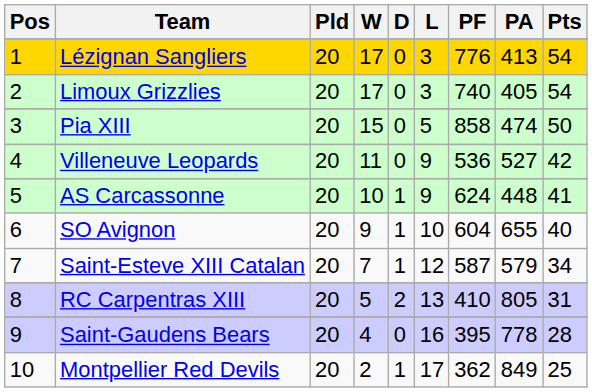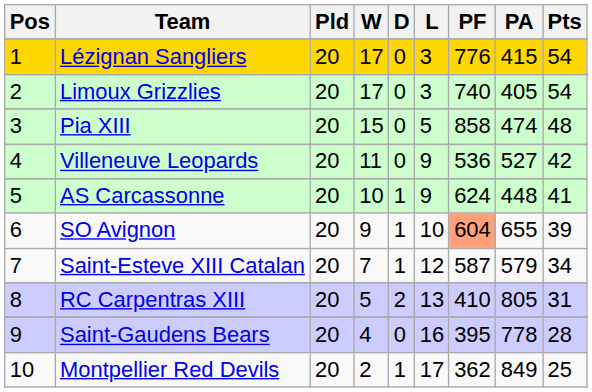(519, 56) 413 -> (519, 56) 415
(560, 126) 50 -> (560, 126) 48
(472, 230) no background -> (472, 230) lightsalmon background
(560, 230) 40 -> (560, 230) 39
